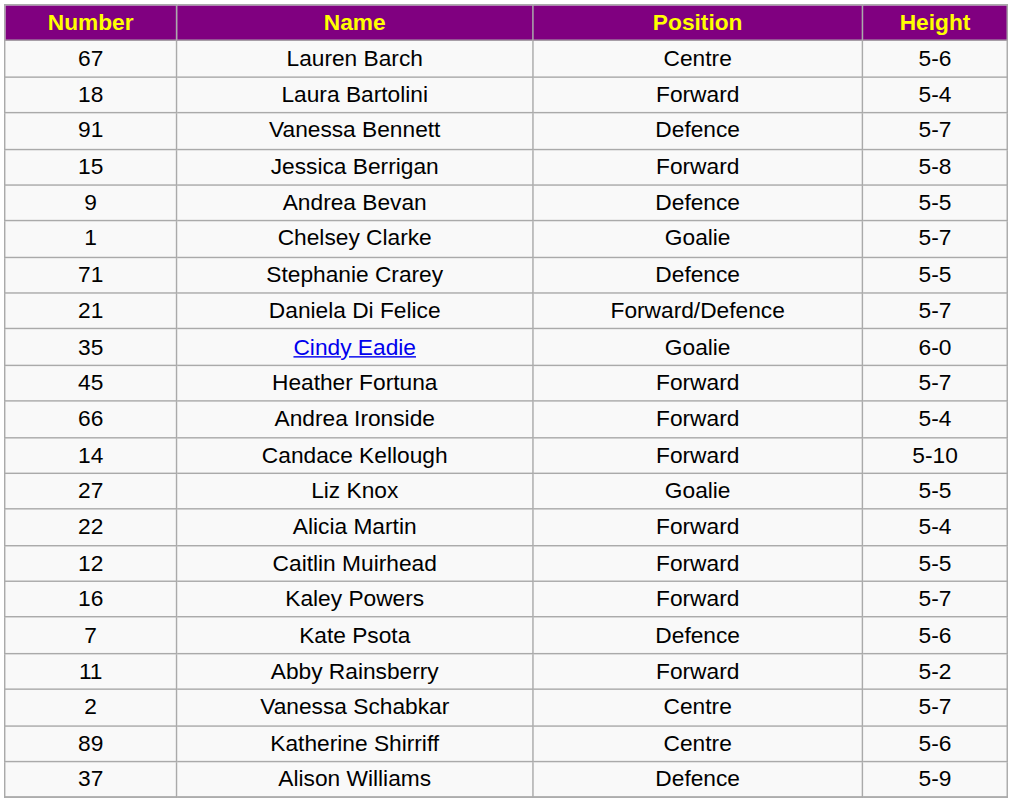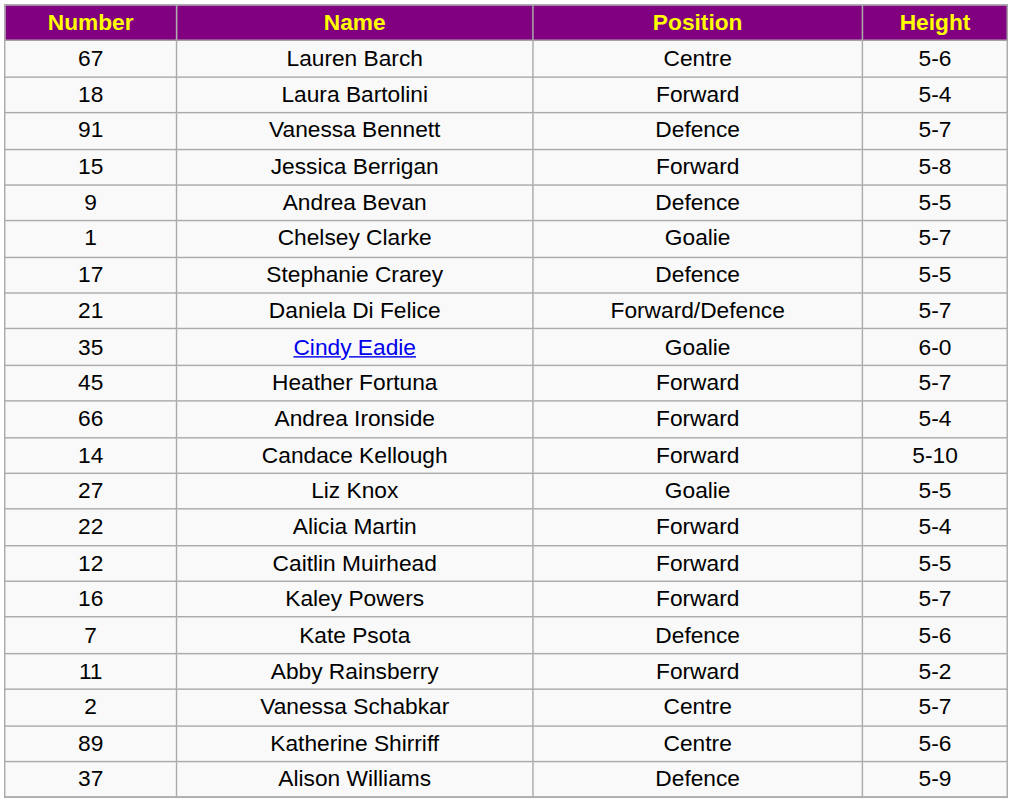(91, 274) 71 -> (91, 274) 17
